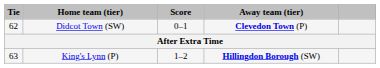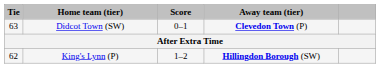(14, 26) 62 -> (14, 26) 63
(14, 56) 63 -> (14, 56) 62
